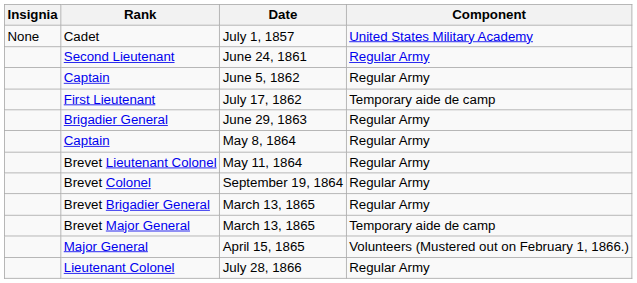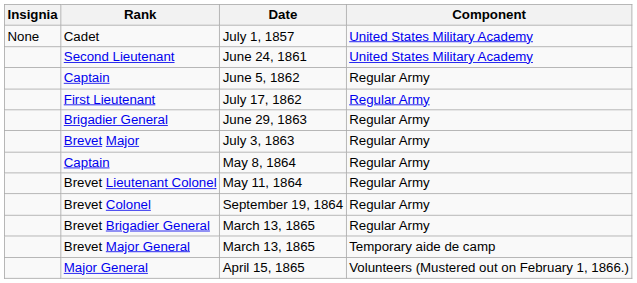(389, 57) Regular Army -> (441, 57) United States Military Academy
(422, 99) Temporary aide de camp -> (389, 99) Regular Army
+ row: (101, 141)
- row: (119, 267)
